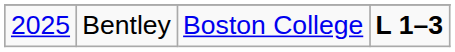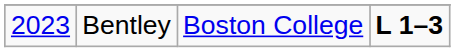(40, 25) 2025 -> (40, 25) 2023
